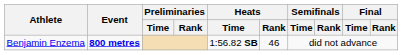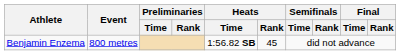(115, 43) bold -> (113, 43) normal
(274, 43) 46 -> (272, 43) 45
